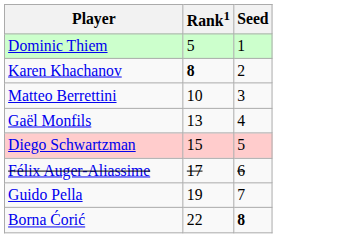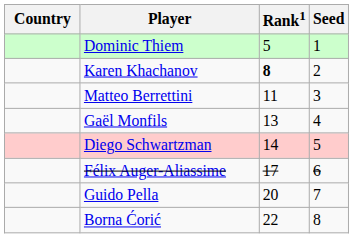+ column: (42, 19)
(195, 95) 10 -> (270, 95) 11
(195, 145) 15 -> (270, 145) 14
(195, 195) 19 -> (270, 195) 20
(241, 220) bold -> (317, 220) normal
